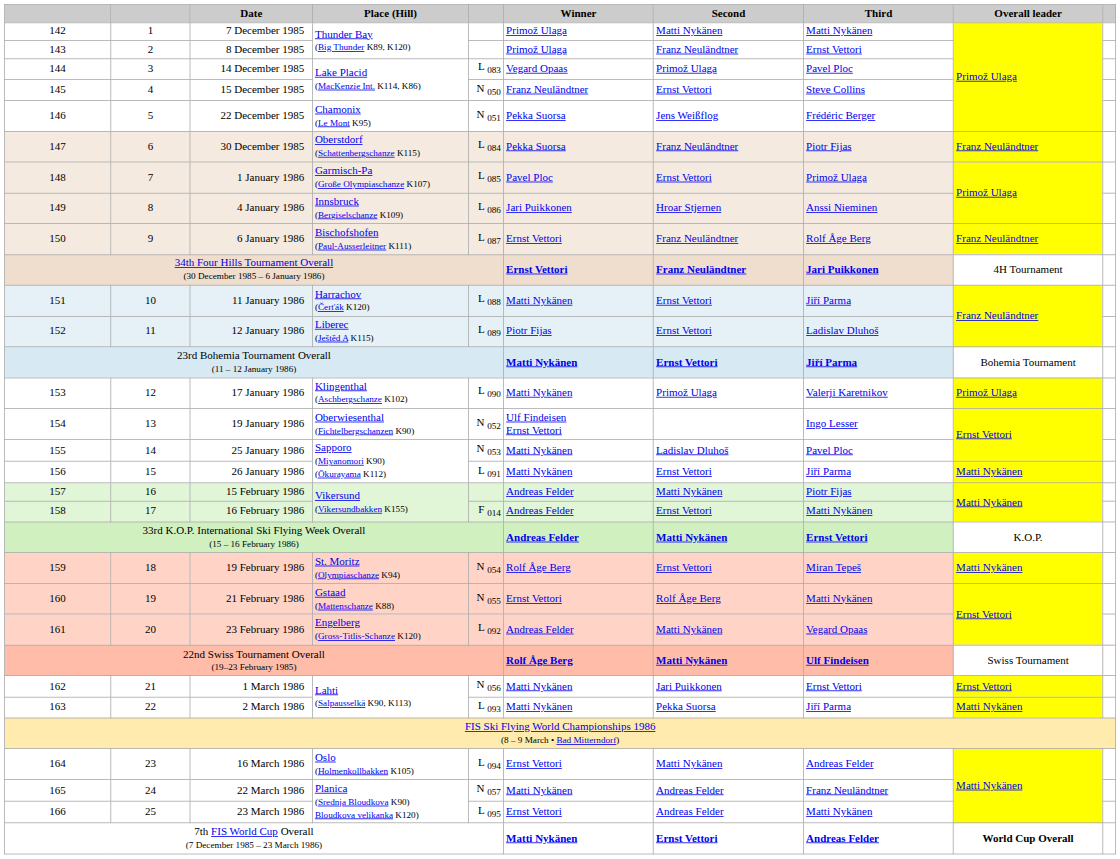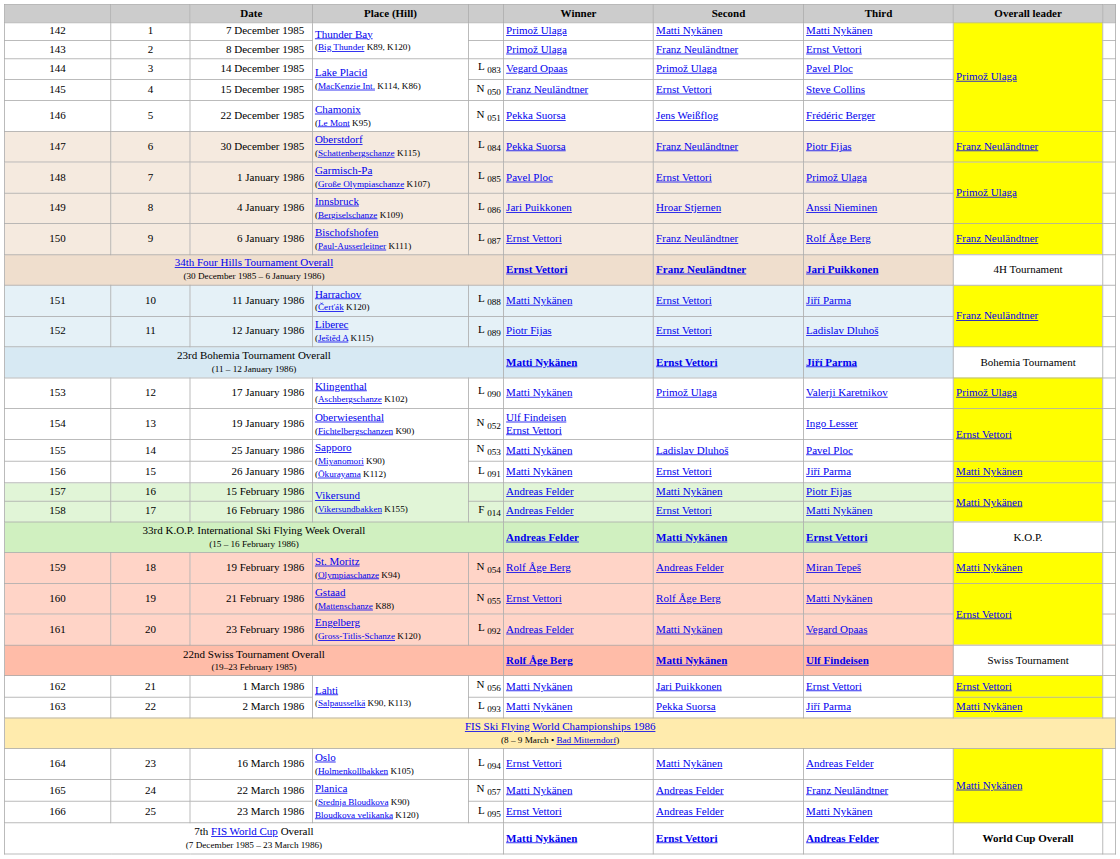(684, 567) Ernst Vettori -> (690, 567) Andreas Felder
